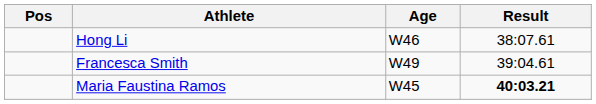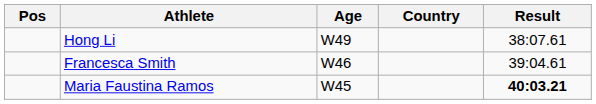+ column: (431, 16)
(404, 39) W46 -> (336, 39) W49
(404, 63) W49 -> (336, 63) W46
